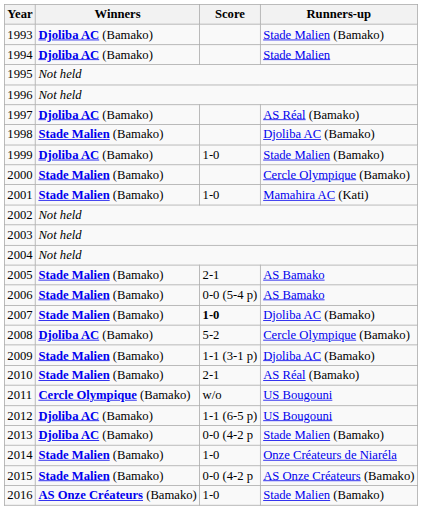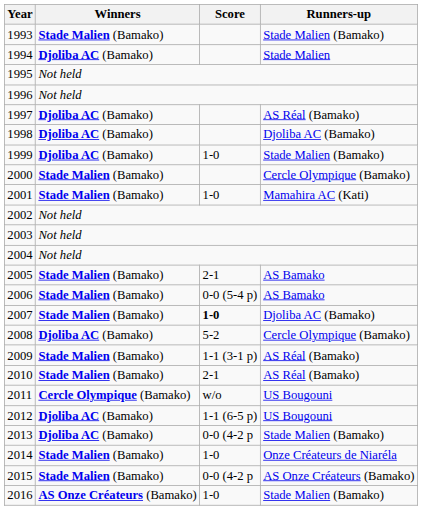(96, 34) Djoliba AC (Bamako) -> (101, 34) Stade Malien (Bamako)
(101, 134) Stade Malien (Bamako) -> (96, 134) Djoliba AC (Bamako)
(319, 355) Djoliba AC (Bamako) -> (311, 355) AS Réal (Bamako)
